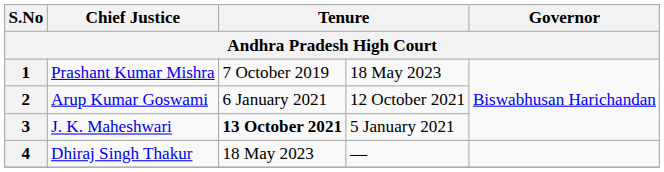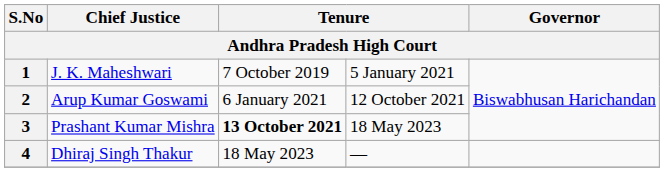(133, 72) Prashant Kumar Mishra -> (111, 72) J. K. Maheshwari
(396, 72) 18 May 2023 -> (402, 72) 5 January 2021
(111, 126) J. K. Maheshwari -> (133, 126) Prashant Kumar Mishra
(402, 126) 5 January 2021 -> (396, 126) 18 May 2023
